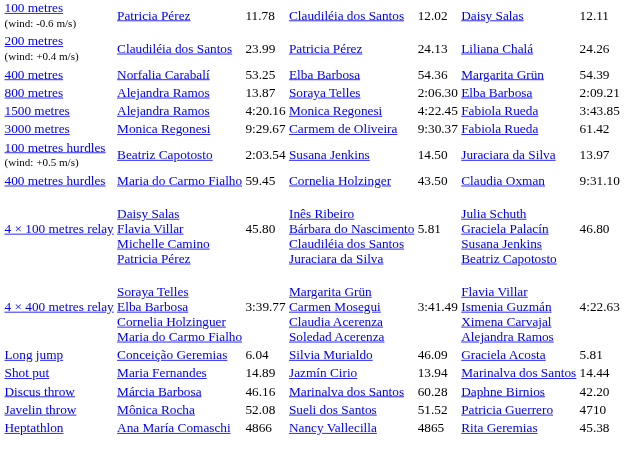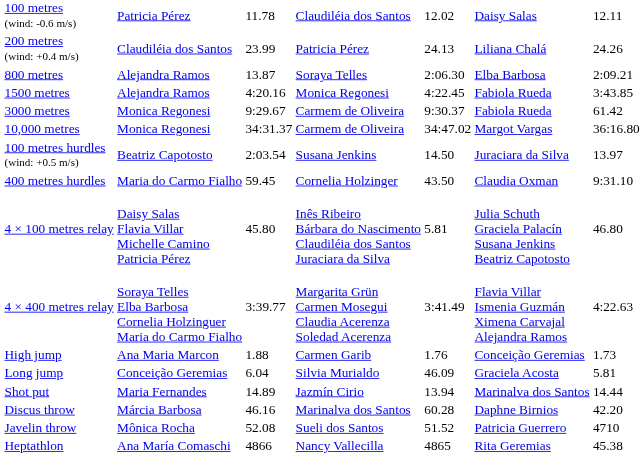- row: (34, 74)
+ row: (42, 129)
+ row: (33, 354)
